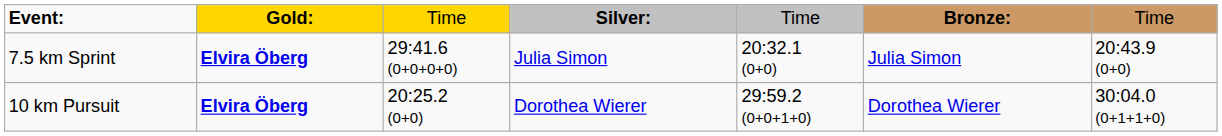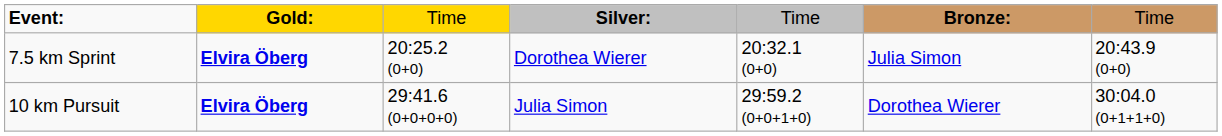(423, 57) 29:41.6 (0+0+0+0) -> (418, 57) 20:25.2 (0+0)
(561, 57) Julia Simon -> (580, 57) Dorothea Wierer
(418, 106) 20:25.2 (0+0) -> (423, 106) 29:41.6 (0+0+0+0)
(580, 106) Dorothea Wierer -> (561, 106) Julia Simon
